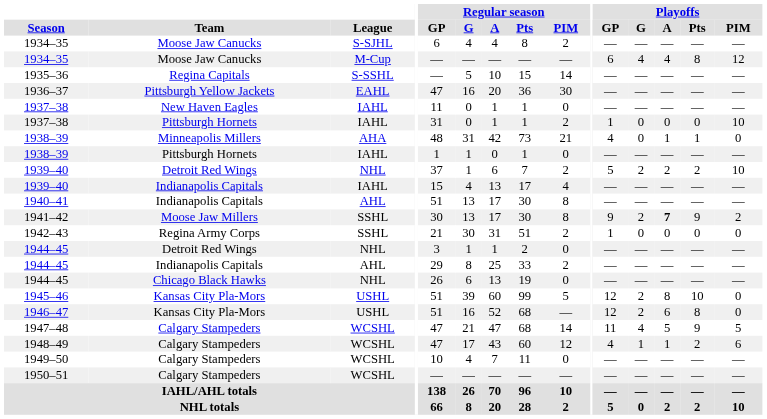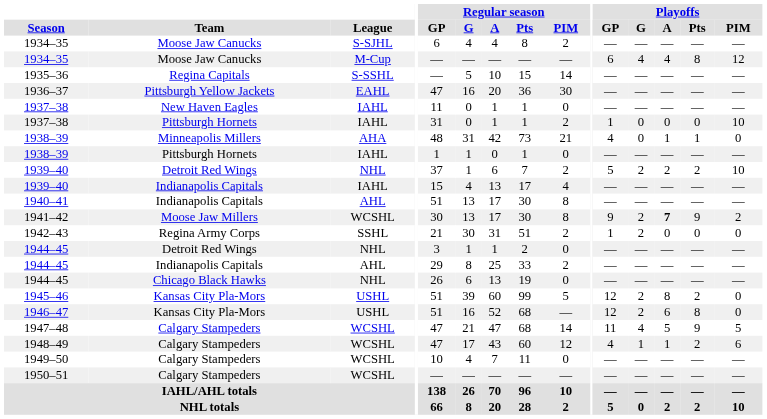(373, 217) SSHL -> (373, 217) WCSHL
(641, 233) 0 -> (641, 233) 2
(697, 296) 10 -> (697, 296) 2
